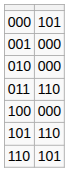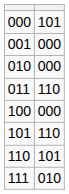+ row: (18, 178)
